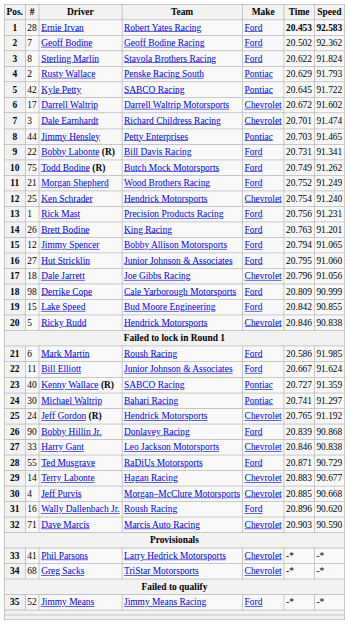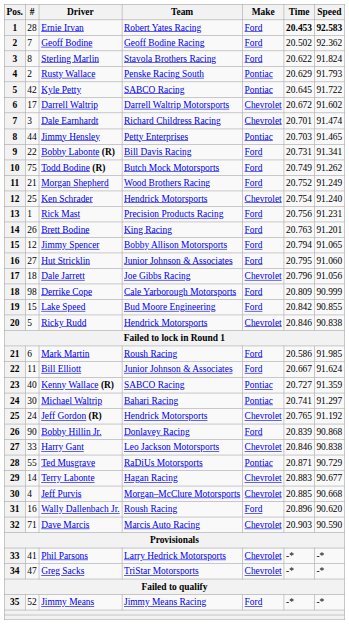(254, 463) Ford -> (259, 463) Pontiac
(32, 571) 68 -> (32, 571) 47
